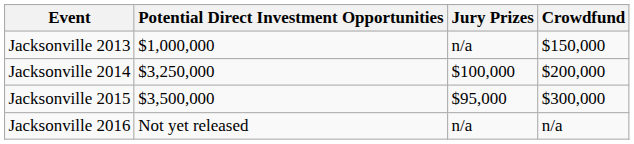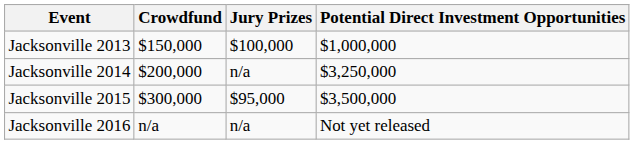columns swapped: (584, 17) <-> (291, 17)
(462, 44) n/a -> (261, 44) $100,000
(483, 71) $100,000 -> (240, 71) n/a
